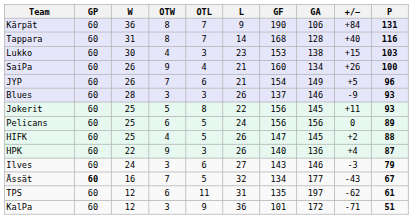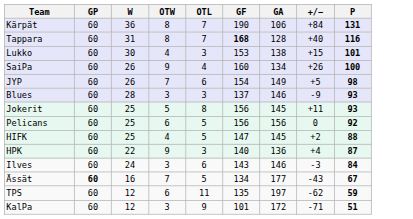- column: (241, 11)
(278, 39) normal -> (241, 39) bold
(390, 53) 103 -> (353, 53) 101
(390, 81) 96 -> (353, 81) 98
(390, 123) 89 -> (353, 123) 92
(390, 165) 79 -> (353, 165) 84
(390, 193) 61 -> (353, 193) 59
